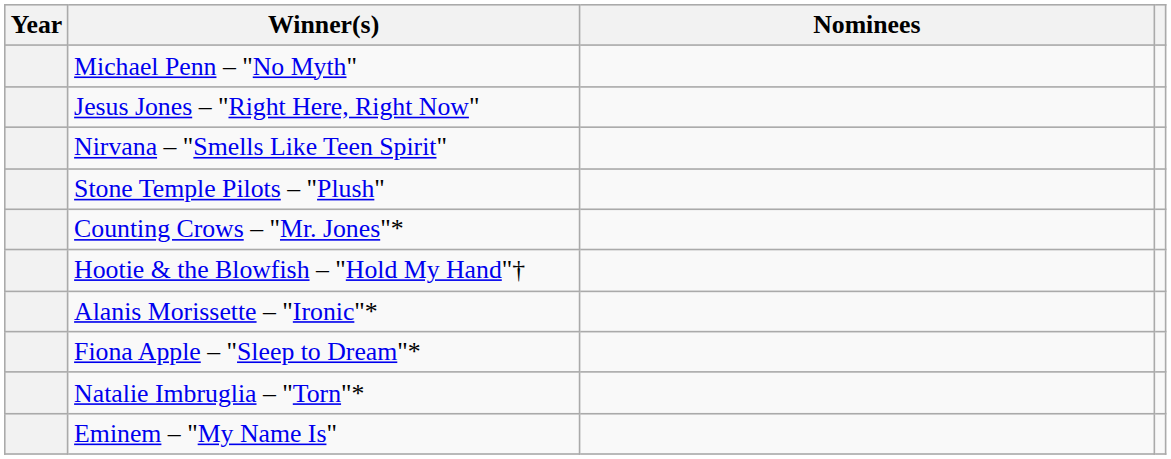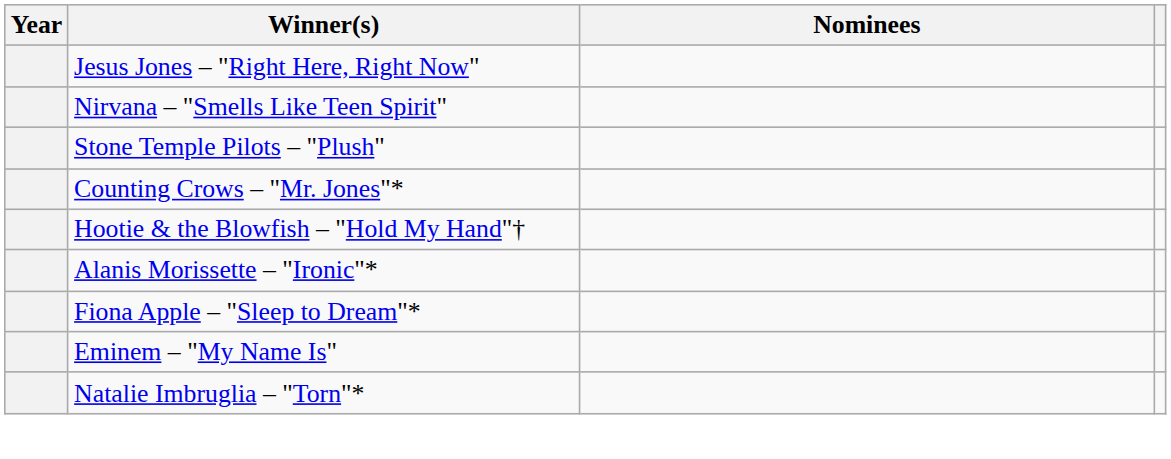- row: (216, 65)
rows swapped: (219, 392) <-> (206, 433)
